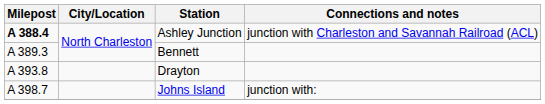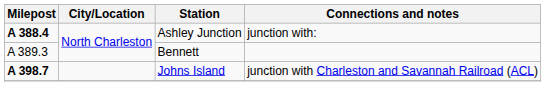(393, 33) junction with Charleston and Savannah Railroad (ACL) -> (282, 33) junction with:
- row: (179, 71)
(27, 90) normal -> (28, 71) bold
(282, 90) junction with: -> (393, 71) junction with Charleston and Savannah Railroad (ACL)
